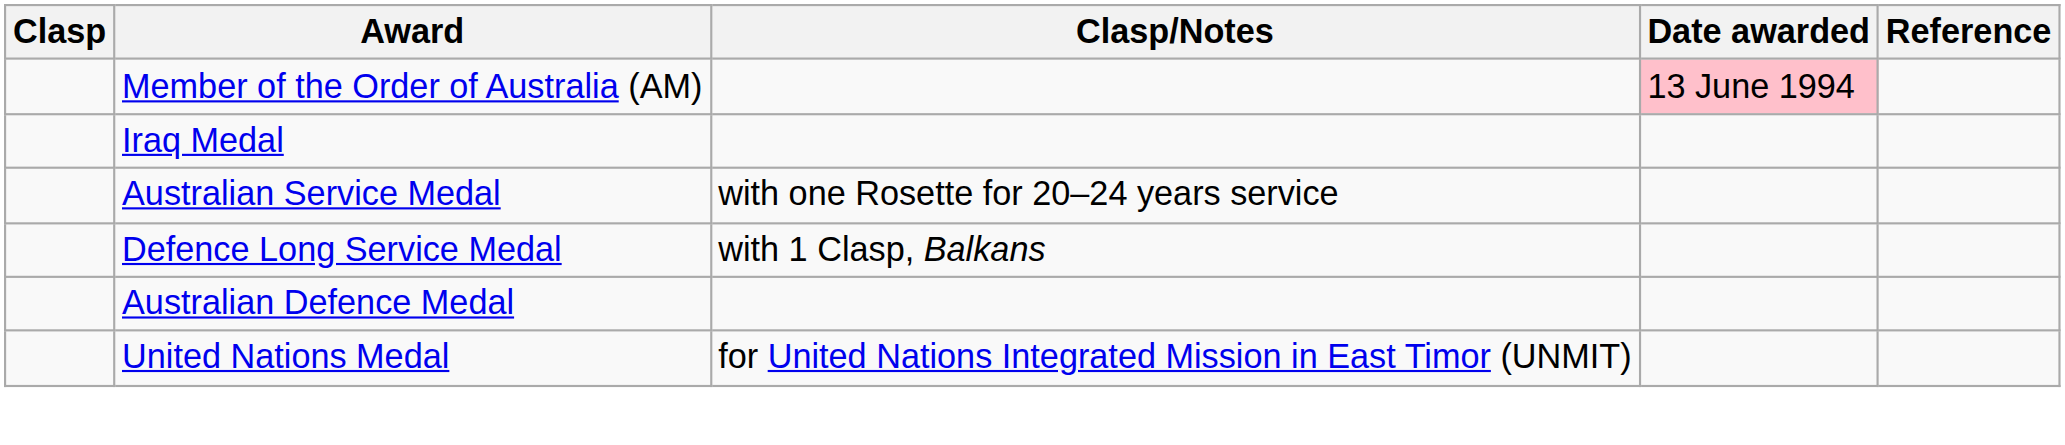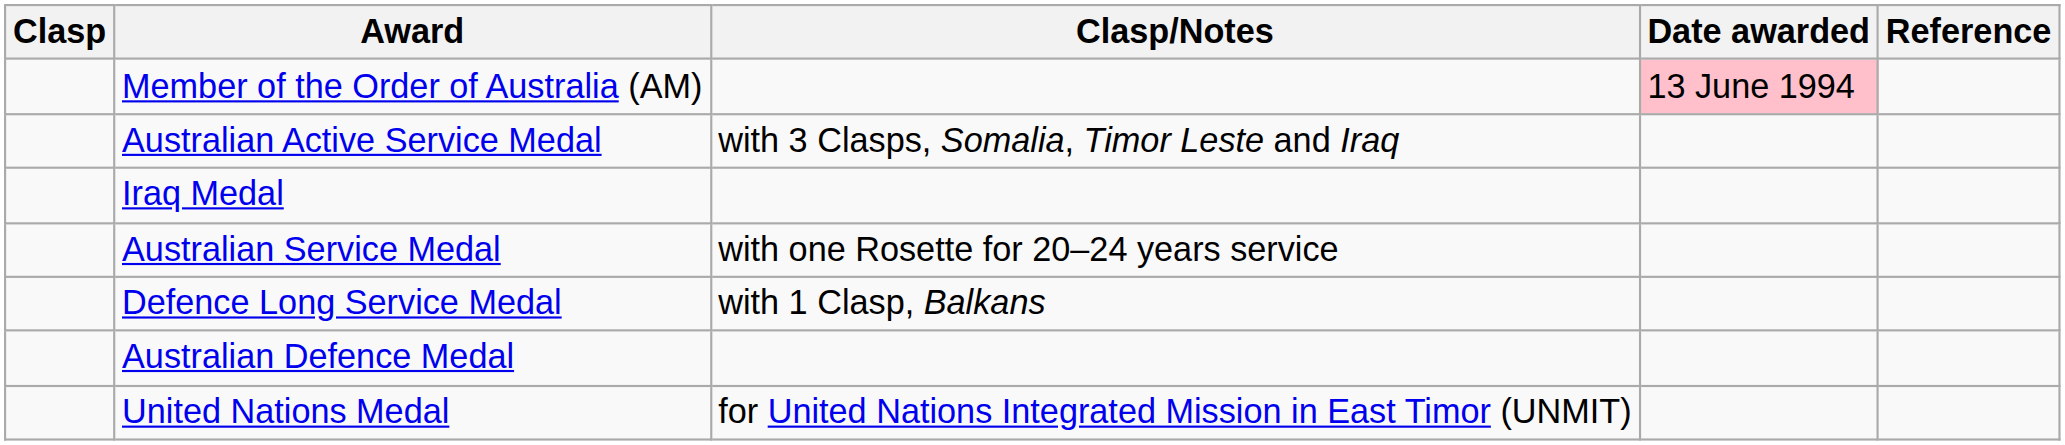+ row: (362, 140)
